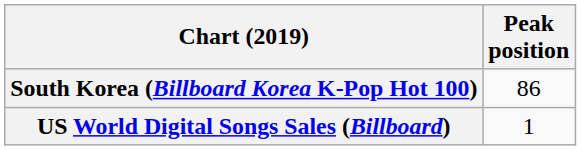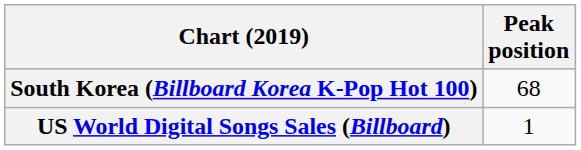(529, 88) 86 -> (529, 88) 68
